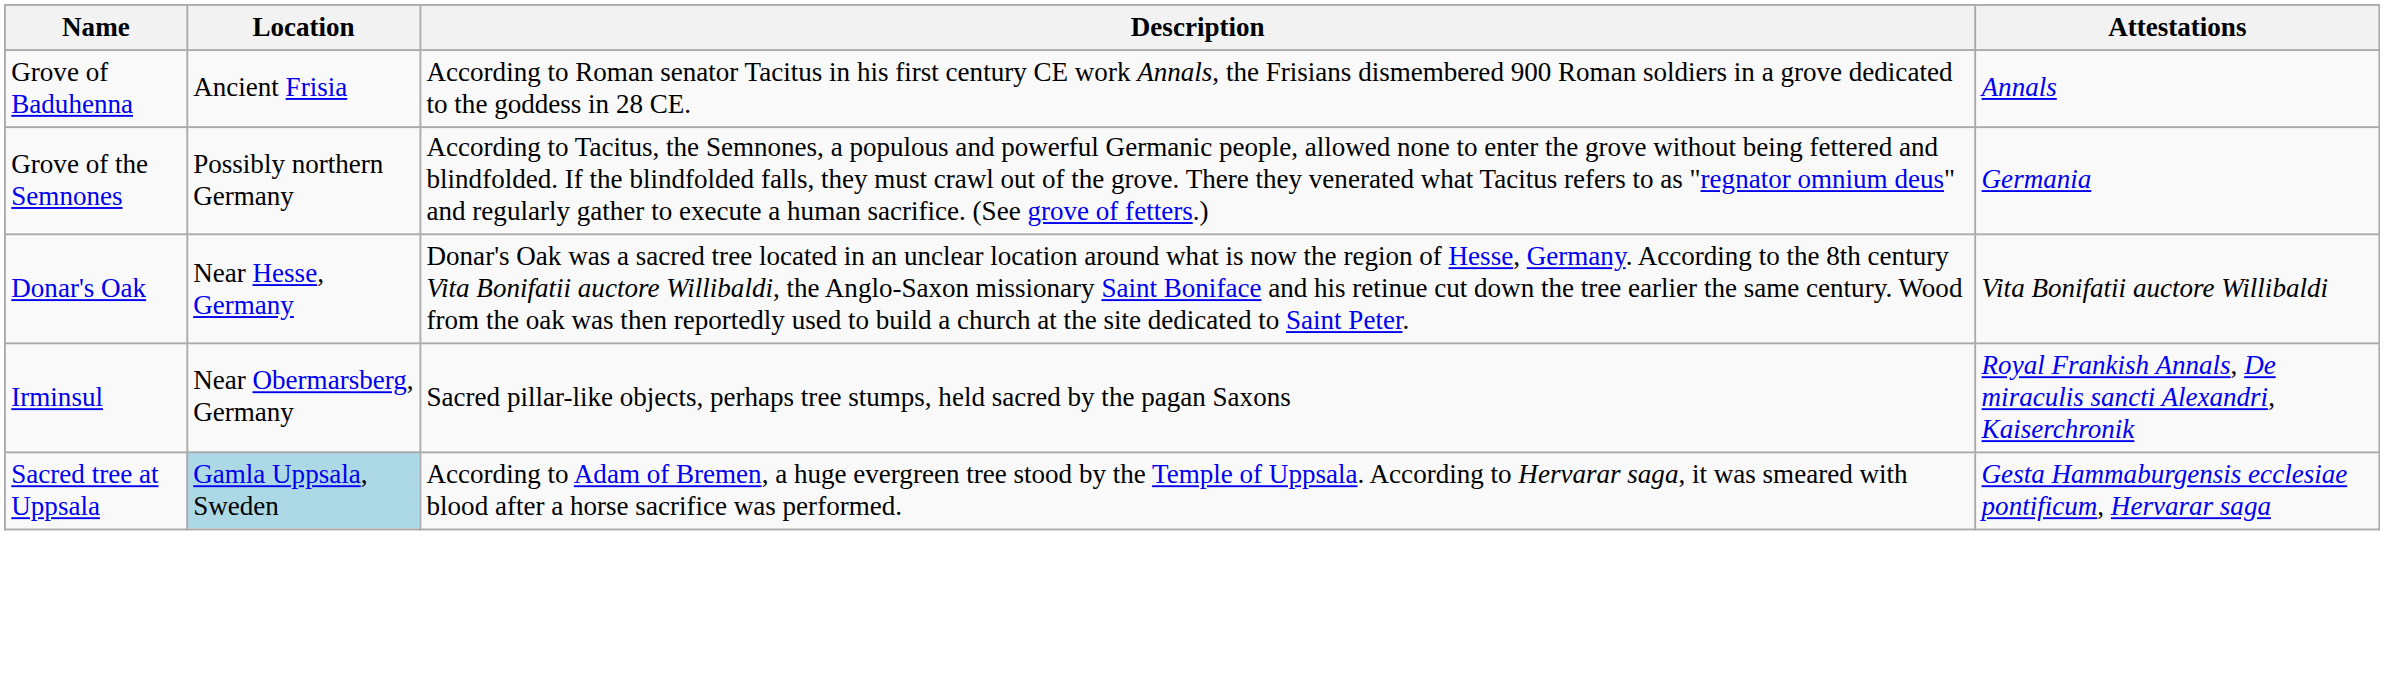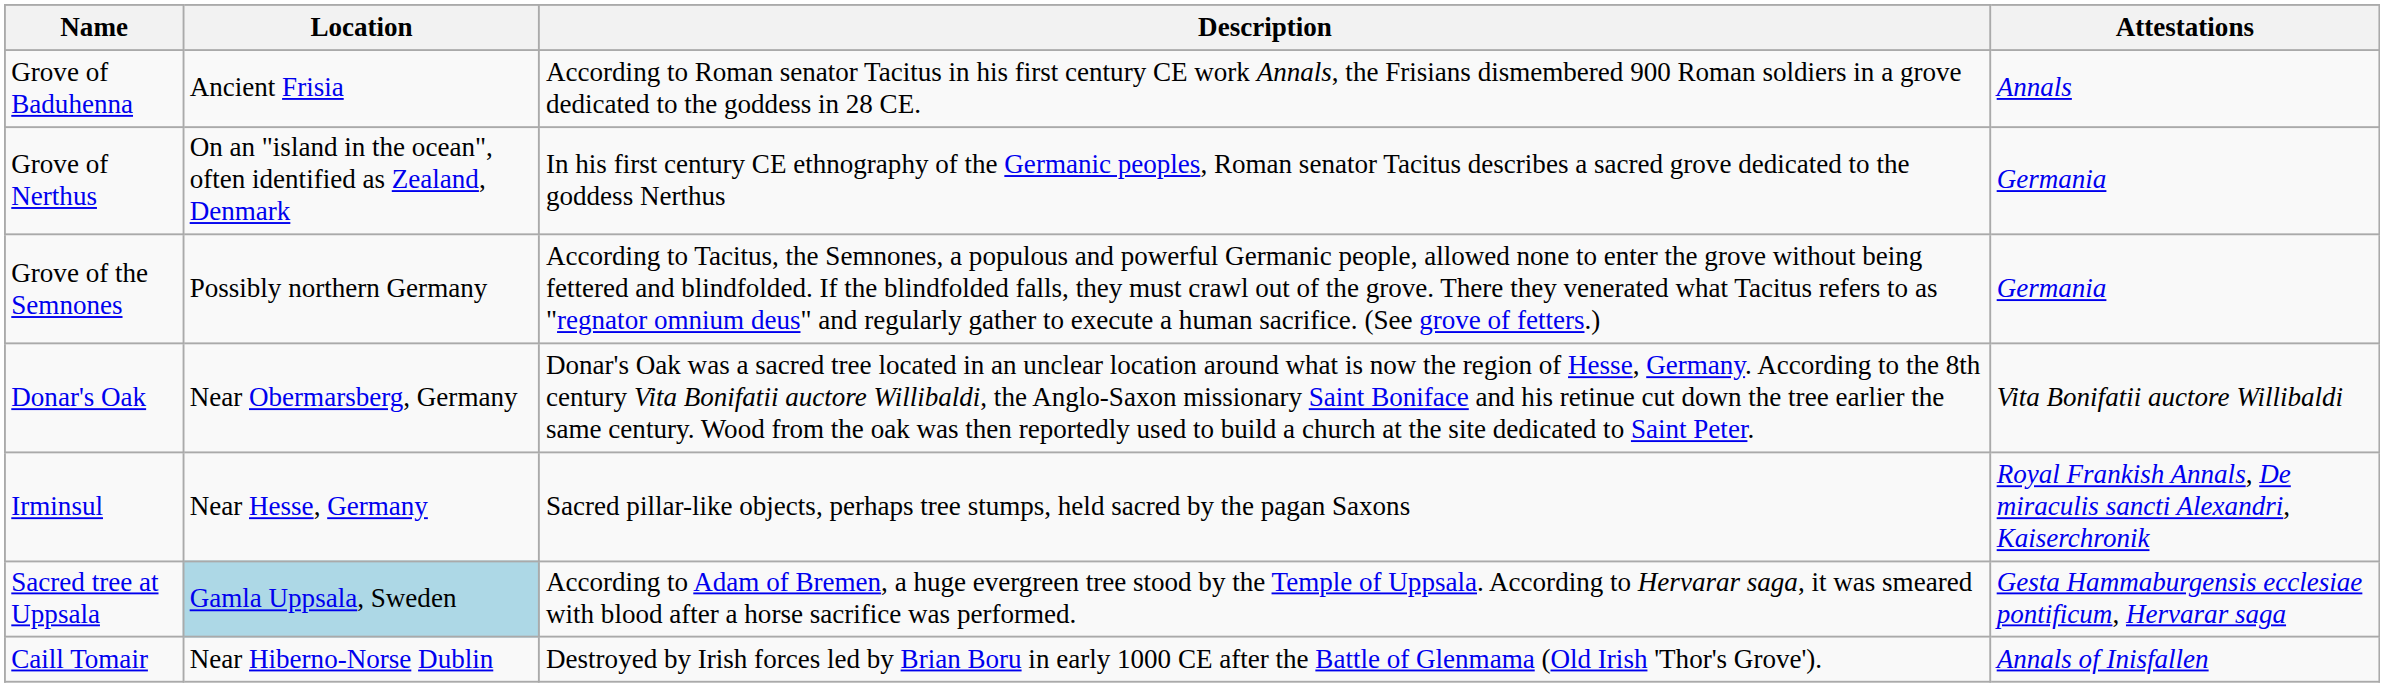+ row: (60, 180)
(259, 289) Near Hesse, Germany -> (354, 397) Near Obermarsberg, Germany
(303, 397) Near Obermarsberg, Germany -> (309, 506) Near Hesse, Germany
+ row: (80, 659)
